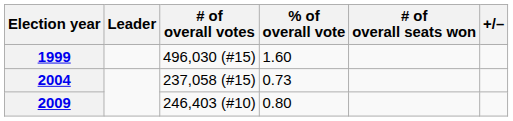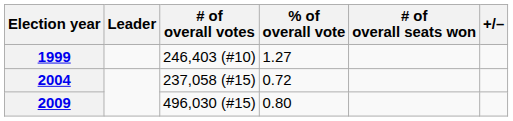(209, 56) 496,030 (#15) -> (209, 56) 246,403 (#10)
(277, 56) 1.60 -> (277, 56) 1.27
(277, 80) 0.73 -> (277, 80) 0.72
(209, 103) 246,403 (#10) -> (209, 103) 496,030 (#15)
